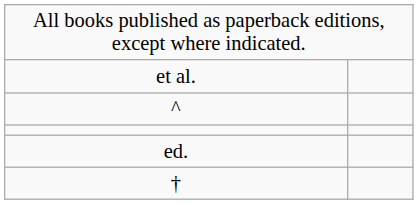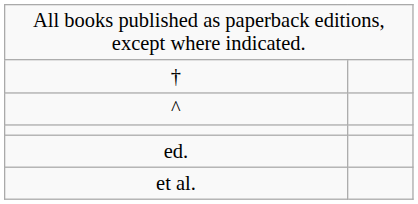rows swapped: (176, 183) <-> (176, 76)
